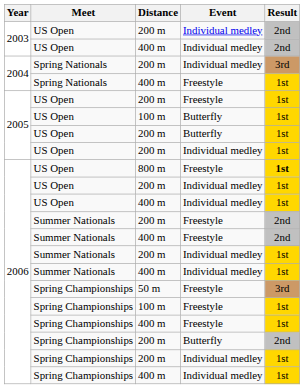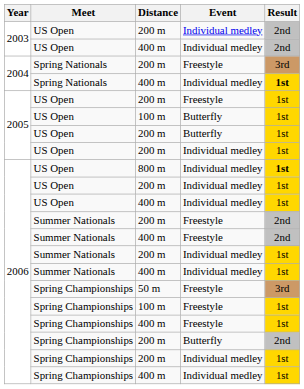(223, 64) Individual medley -> (203, 64) Freestyle
(203, 82) Freestyle -> (223, 82) Individual medley
(282, 82) normal -> (282, 82) bold
(203, 168) Freestyle -> (223, 168) Individual medley
